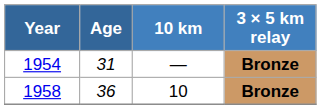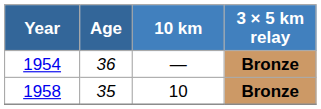(106, 64) 31 -> (106, 64) 36
(106, 91) 36 -> (106, 91) 35
